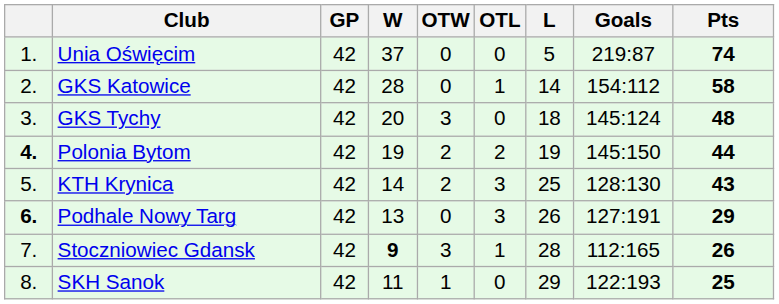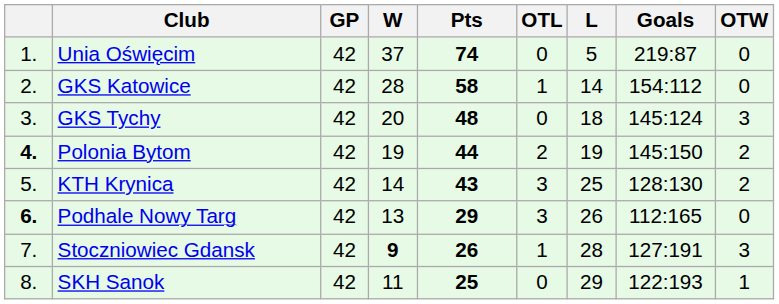columns swapped: (446, 20) <-> (723, 20)
(623, 217) 127:191 -> (666, 217) 112:165
(623, 250) 112:165 -> (666, 250) 127:191
